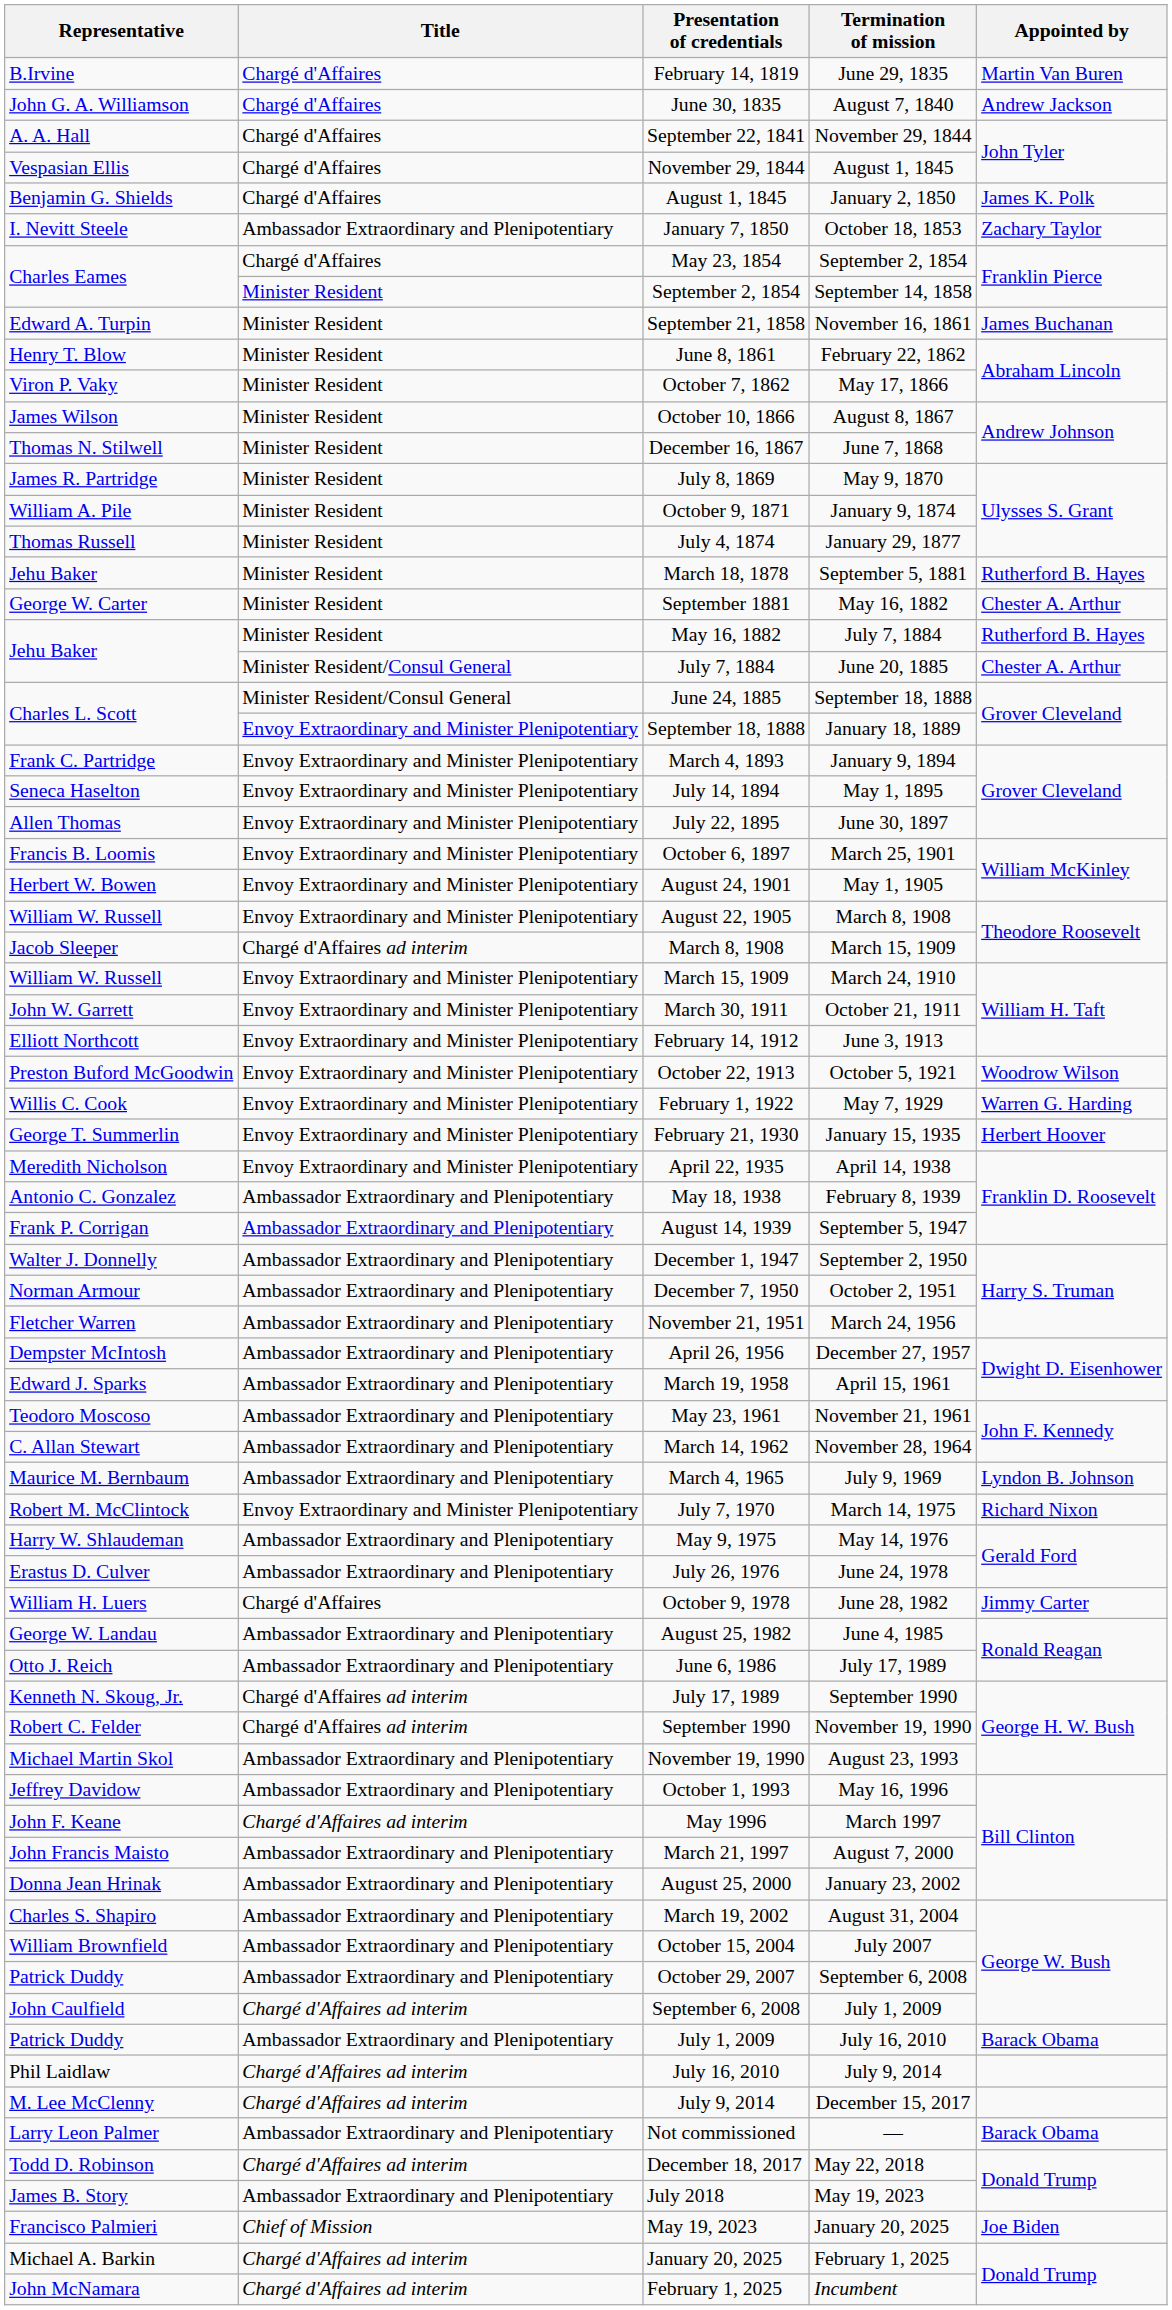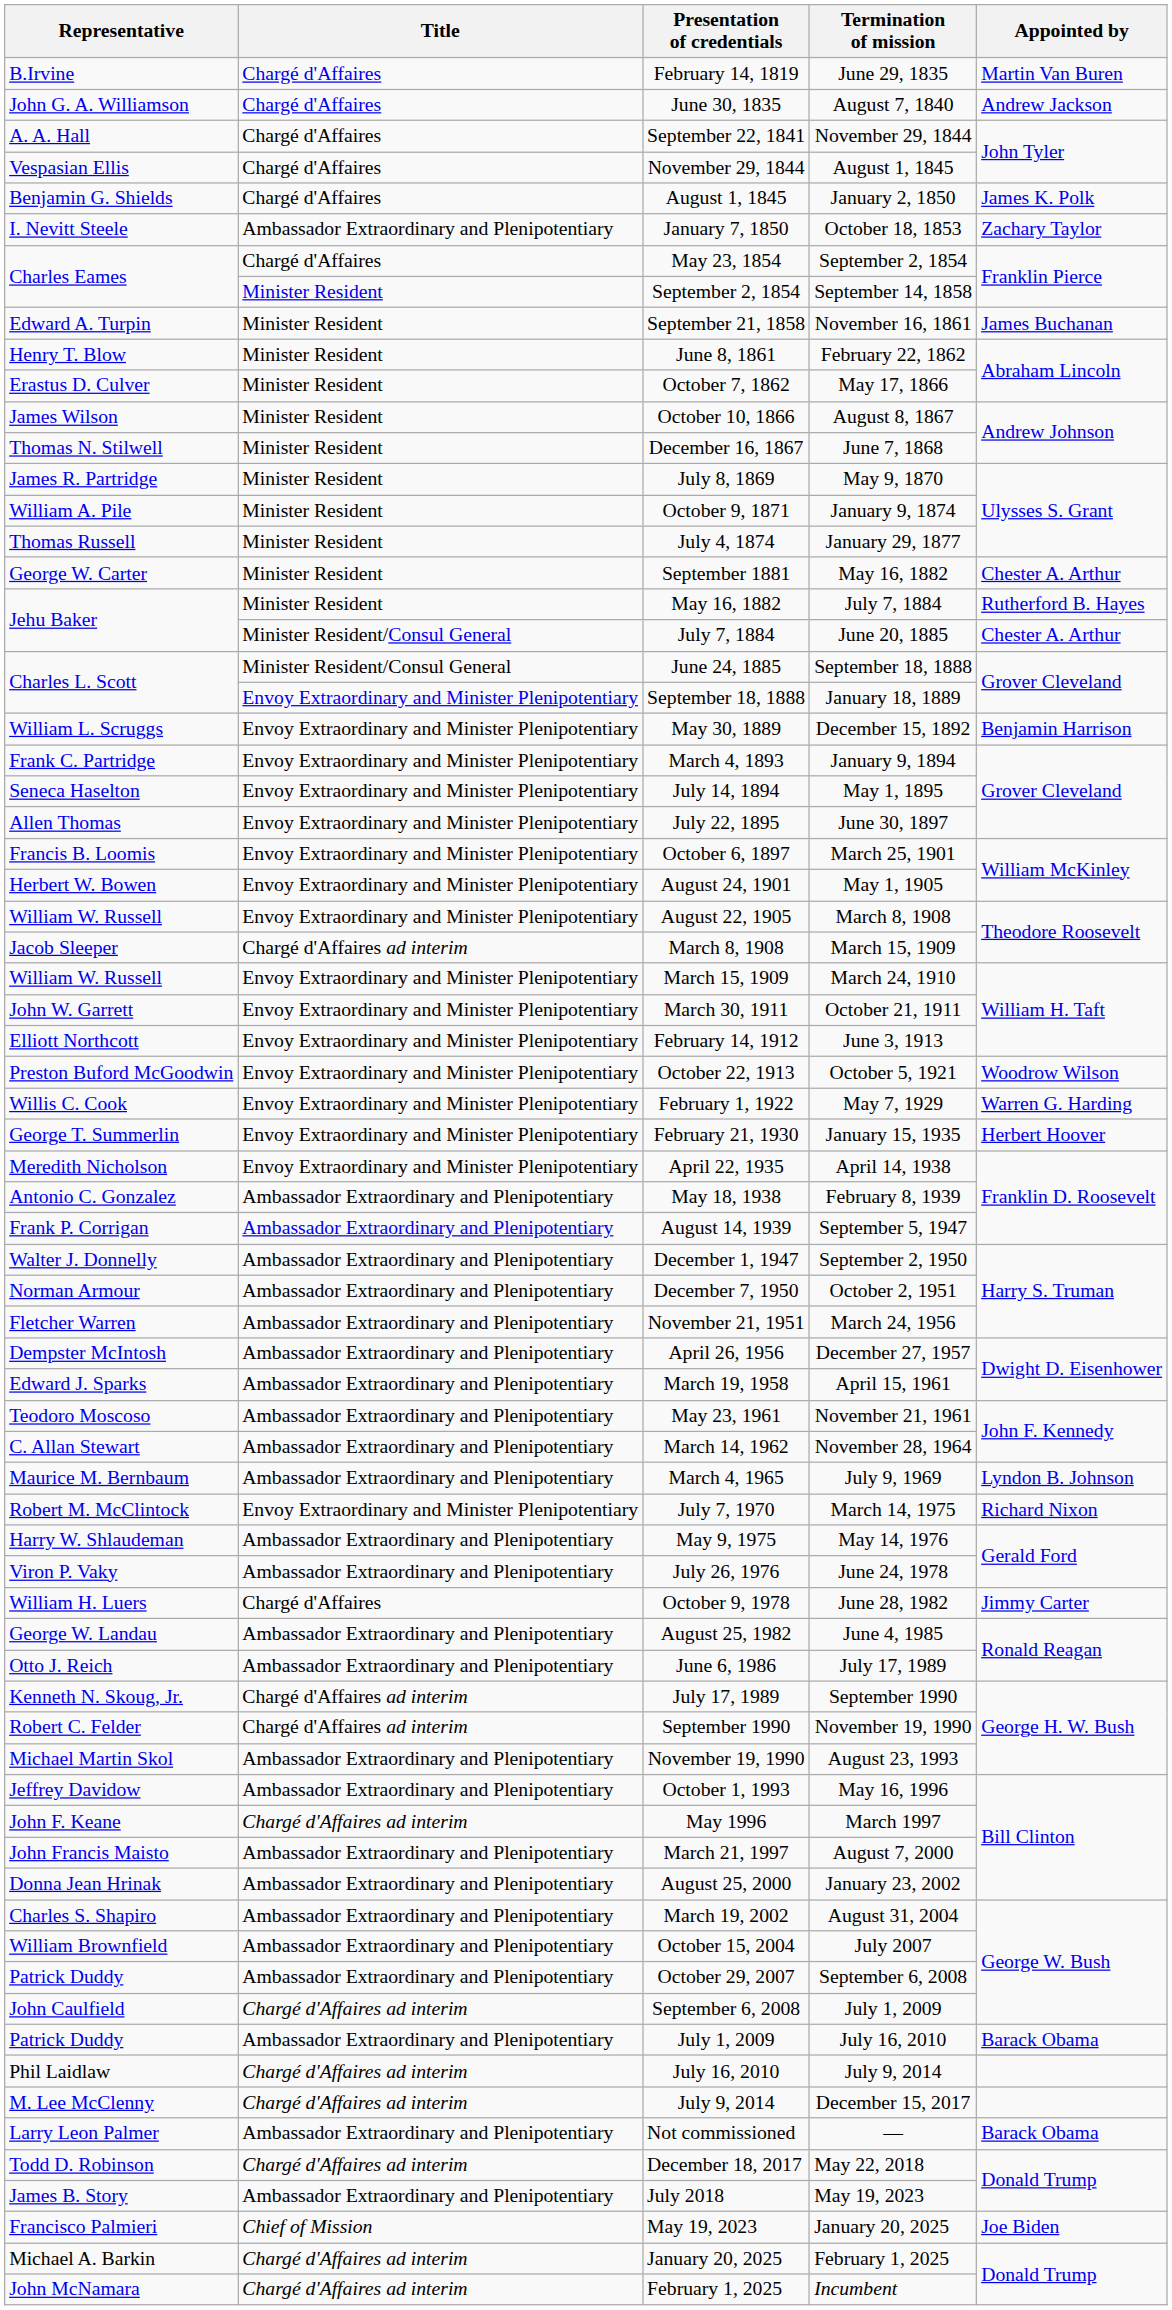(63, 385) Viron P. Vaky -> (79, 385) Erastus D. Culver
- row: (726, 572)
+ row: (726, 728)
(79, 1571) Erastus D. Culver -> (63, 1571) Viron P. Vaky
